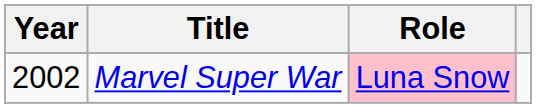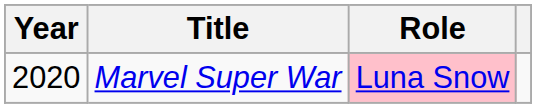(46, 77) 2002 -> (46, 77) 2020
